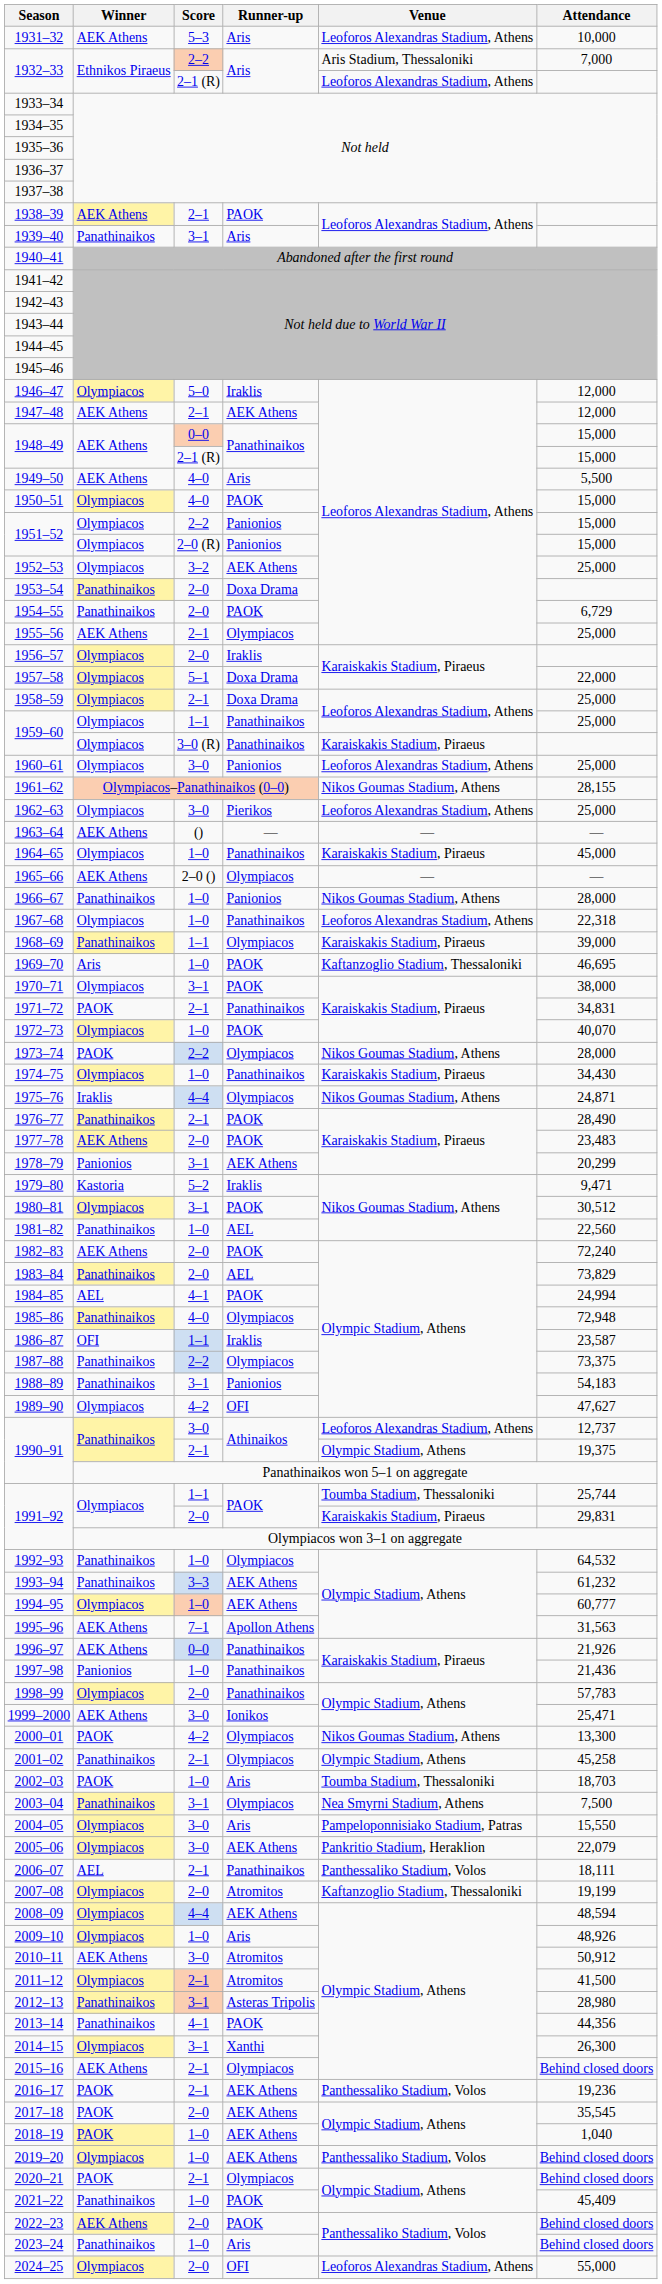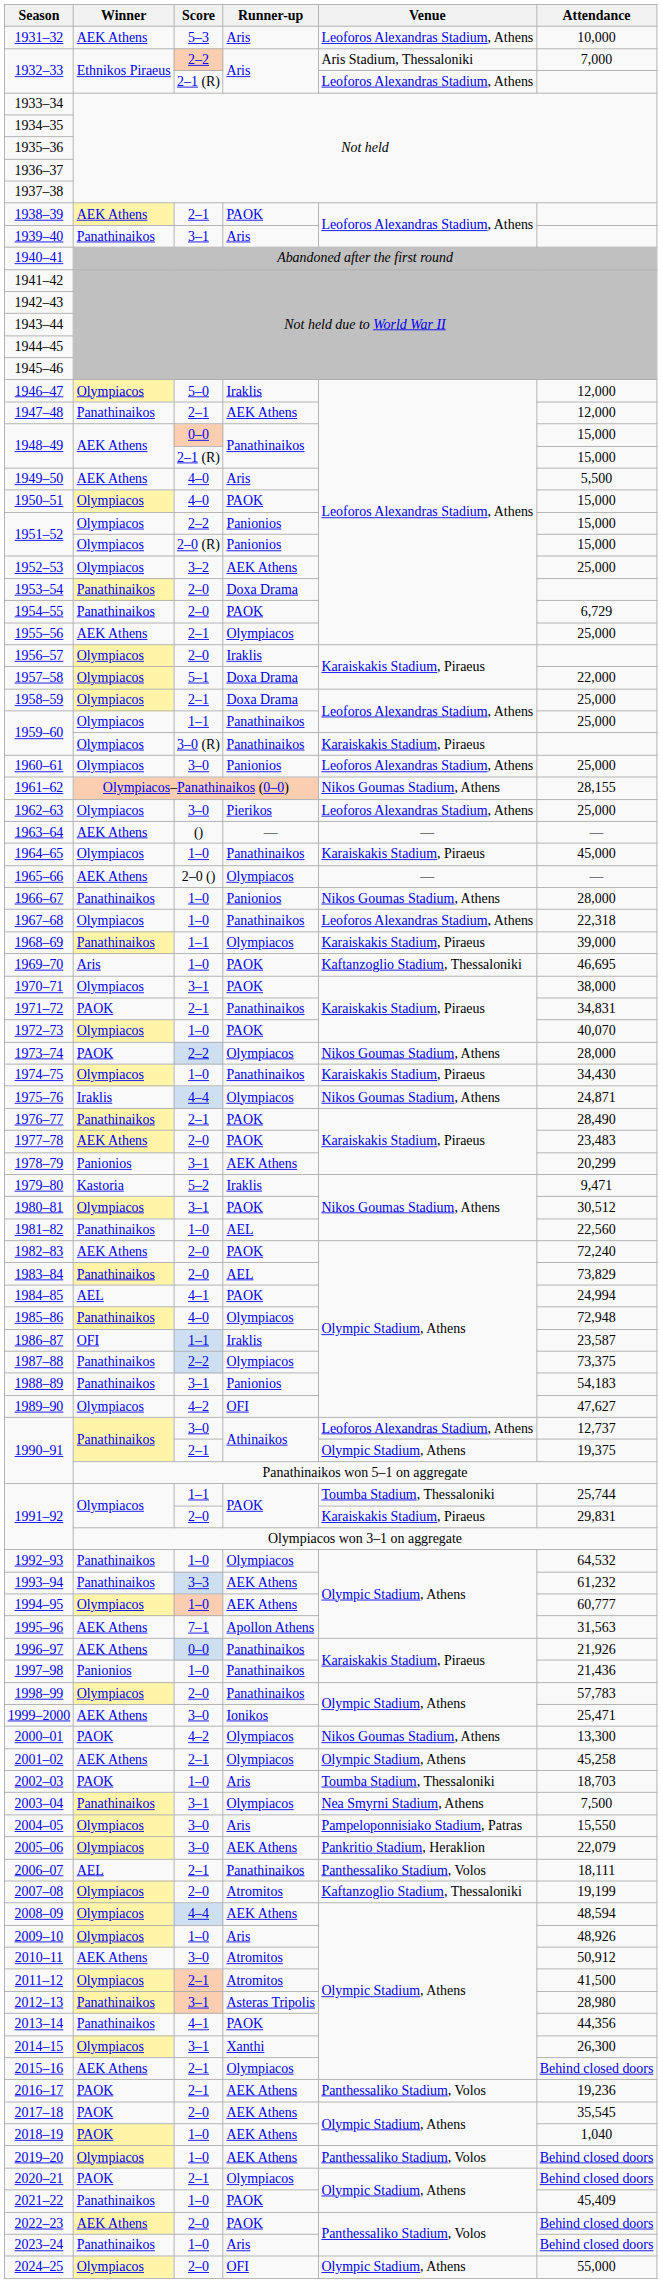(112, 412) AEK Athens -> (116, 412) Panathinaikos
(116, 1759) Panathinaikos -> (112, 1759) AEK Athens
(427, 2267) Leoforos Alexandras Stadium, Athens -> (394, 2267) Olympic Stadium, Athens
